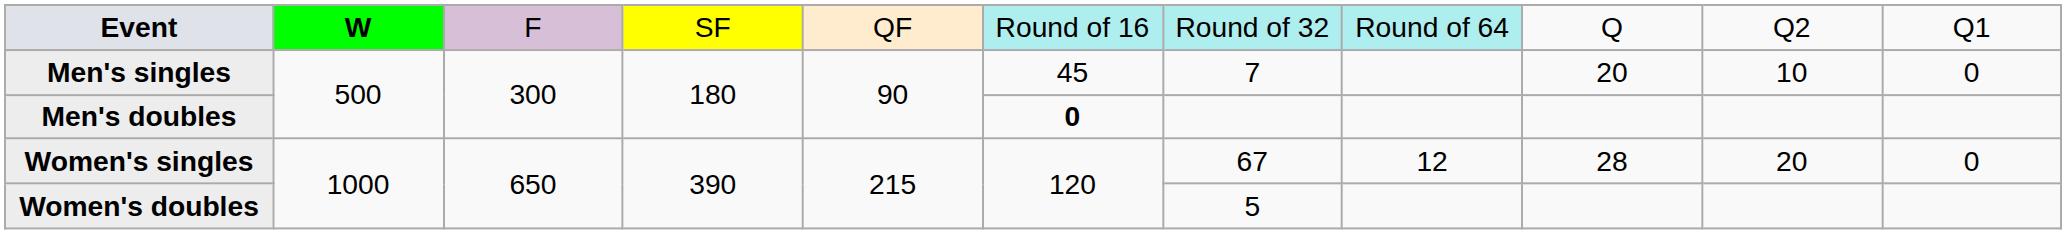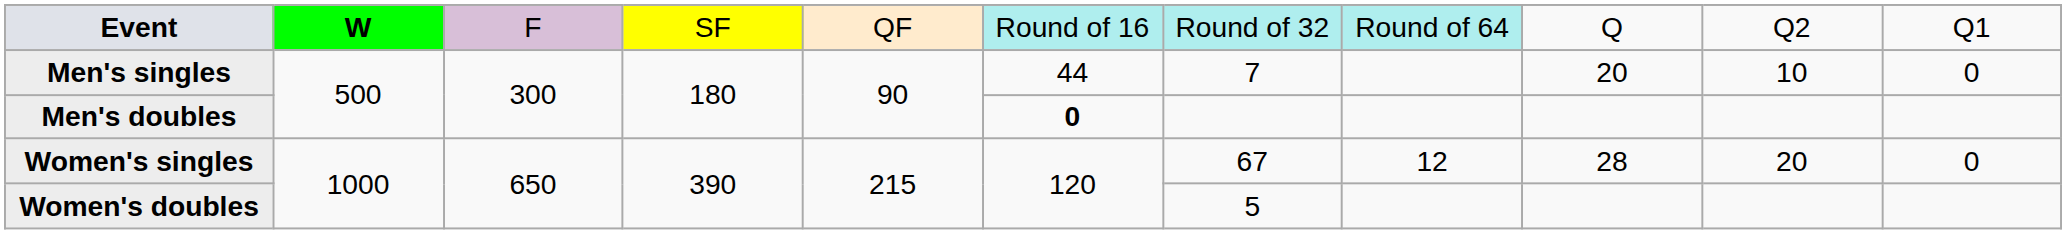(1072, 72) 45 -> (1072, 72) 44
